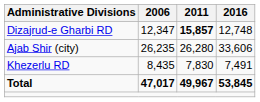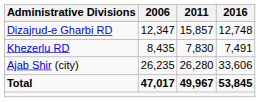(197, 30) bold -> (197, 30) normal
rows swapped: (38, 65) <-> (43, 48)
